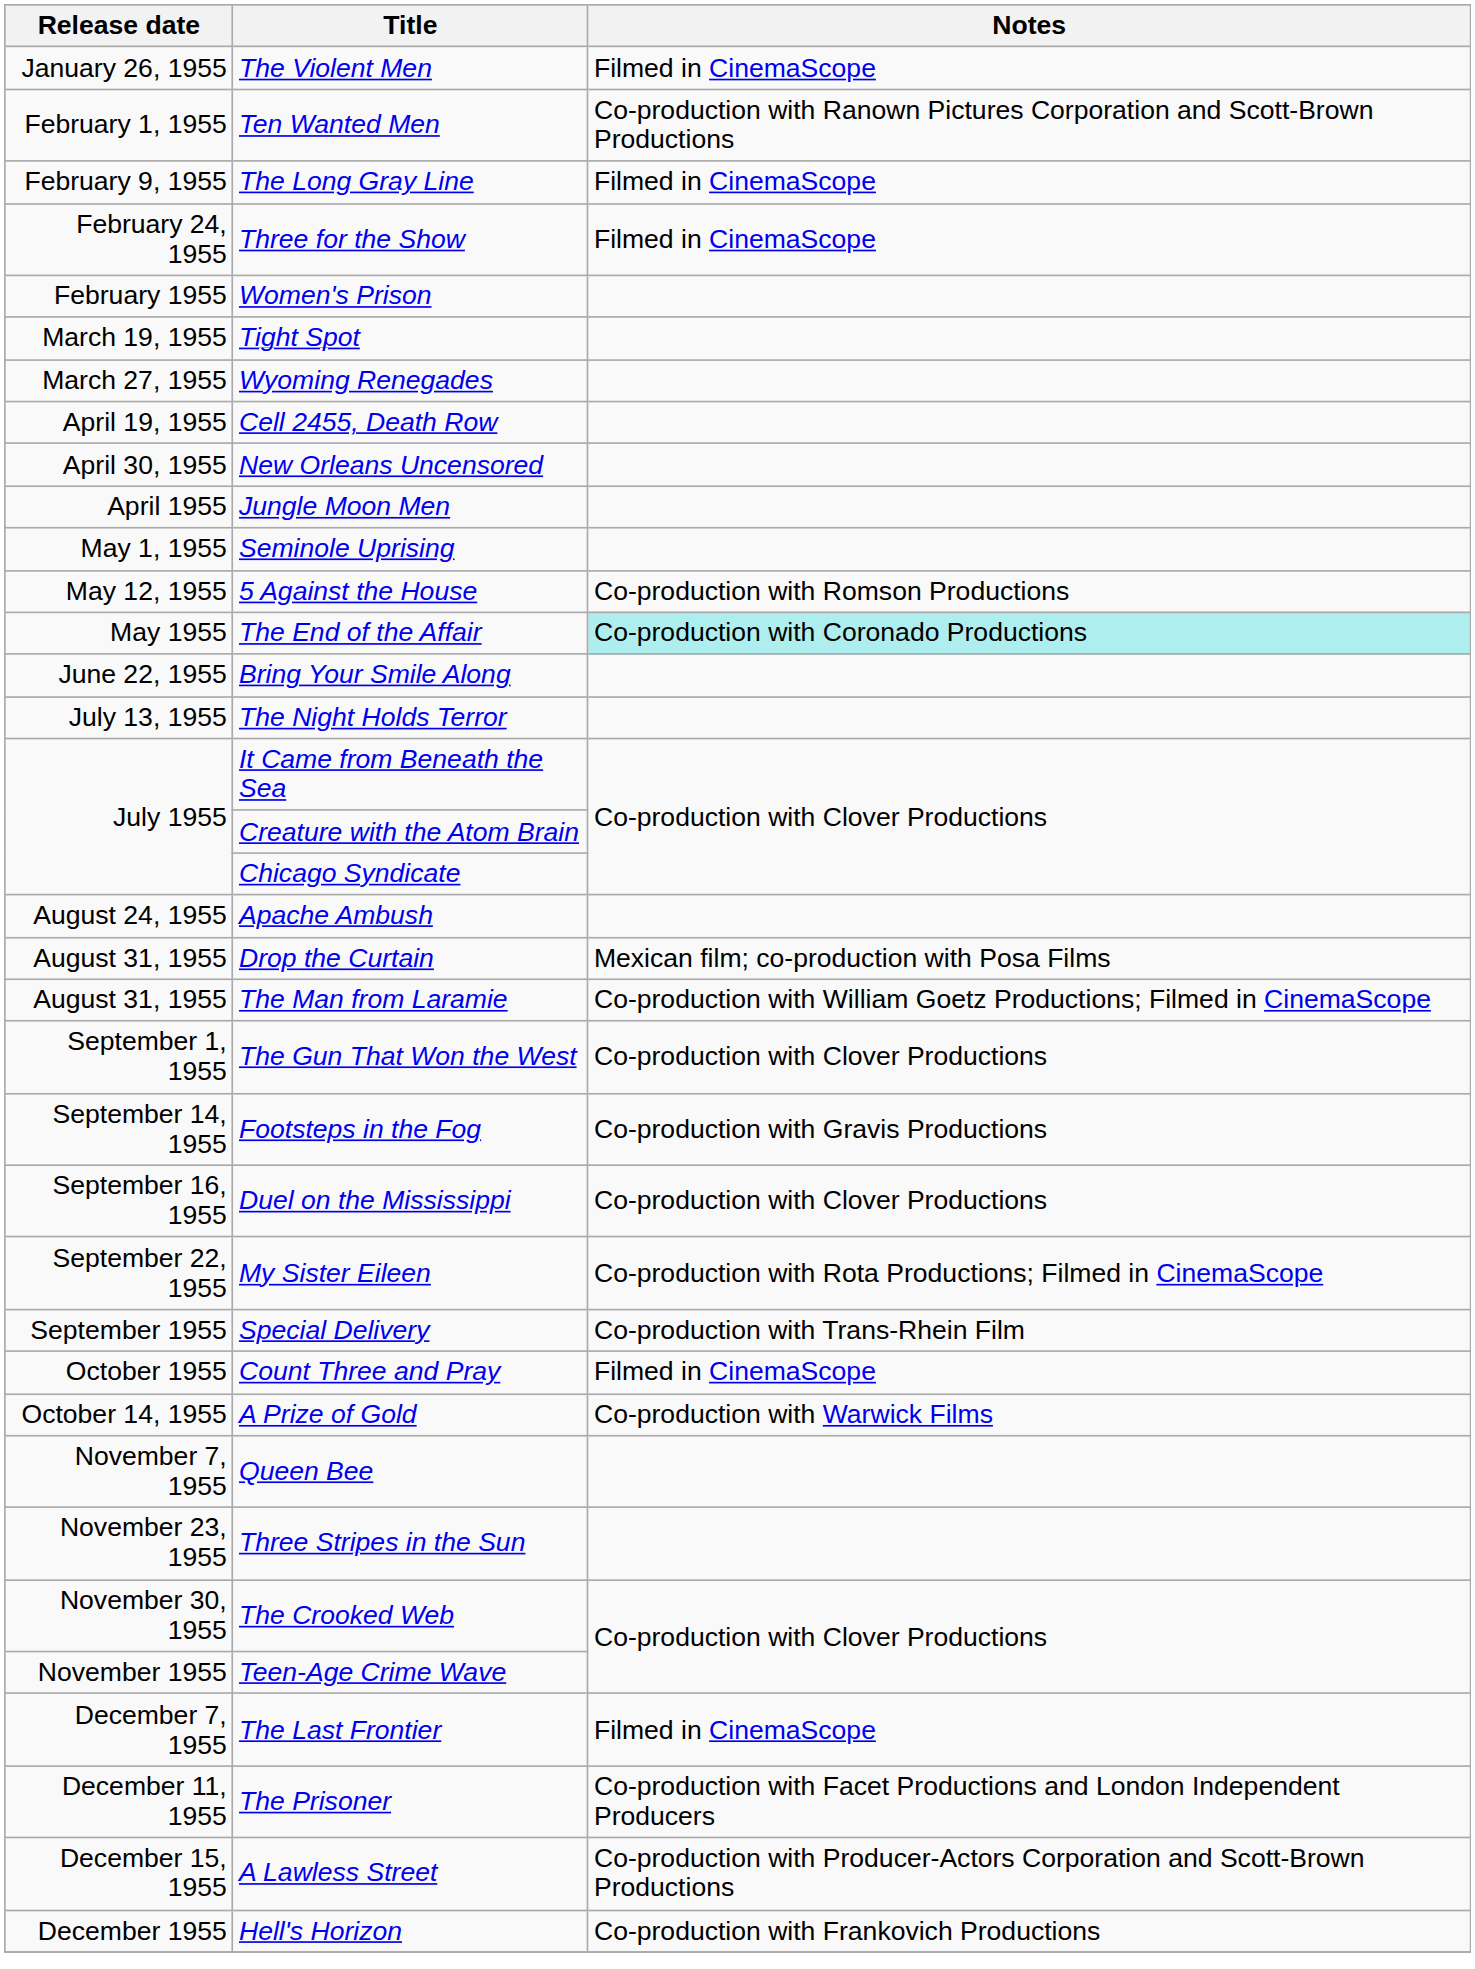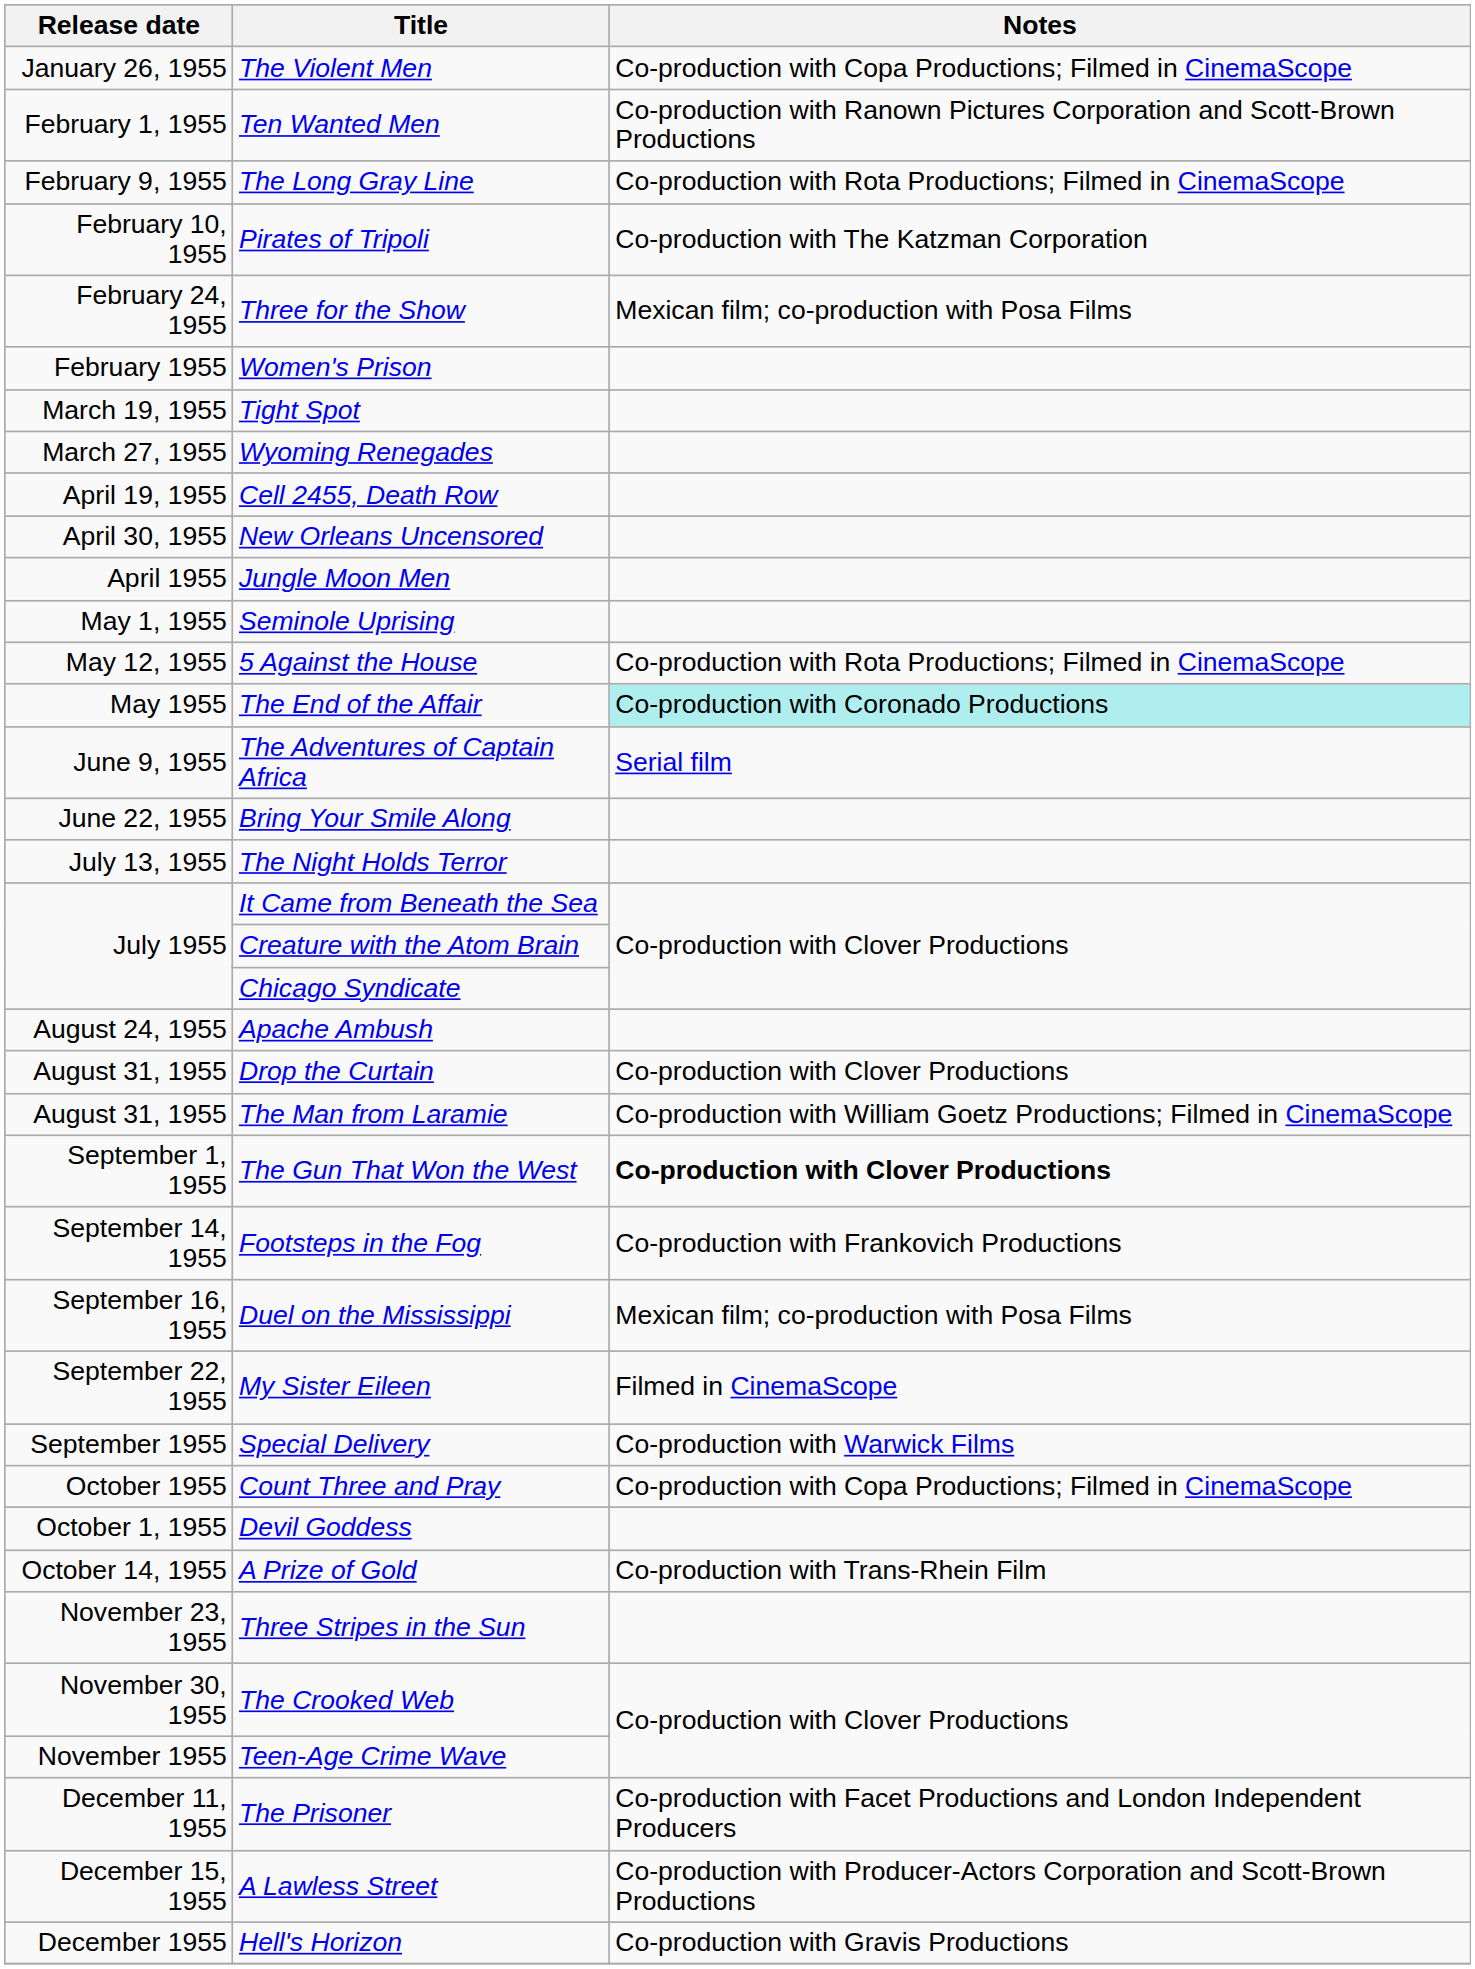(735, 67) Filmed in CinemaScope -> (984, 67) Co-production with Copa Productions; Filmed in CinemaScope
(735, 181) Filmed in CinemaScope -> (980, 181) Co-production with Rota Productions; Filmed in CinemaScope
+ row: (334, 238)
(735, 238) Filmed in CinemaScope -> (874, 310) Mexican film; co-production with Posa Films
(832, 590) Co-production with Romson Productions -> (980, 662) Co-production with Rota Productions; Filmed in CinemaScope
+ row: (396, 761)
(852, 957) Mexican film; co-production with Posa Films -> (842, 1071) Co-production with Clover Productions
(821, 1056) normal -> (863, 1170) bold
(821, 1128) Co-production with Gravis Productions -> (868, 1242) Co-production with Frankovich Productions
(821, 1200) Co-production with Clover Productions -> (874, 1314) Mexican film; co-production with Posa Films
(959, 1272) Co-production with Rota Productions; Filmed in CinemaScope -> (756, 1386) Filmed in CinemaScope
(809, 1329) Co-production with Trans-Rhein Film -> (815, 1444) Co-production with Warwick Films
(735, 1372) Filmed in CinemaScope -> (984, 1486) Co-production with Copa Productions; Filmed in CinemaScope
+ row: (325, 1528)
(793, 1414) Co-production with Warwick Films -> (831, 1570) Co-production with Trans-Rhein Film
- row: (306, 1471)
- row: (340, 1729)
(847, 1930) Co-production with Frankovich Productions -> (842, 1942) Co-production with Gravis Productions
